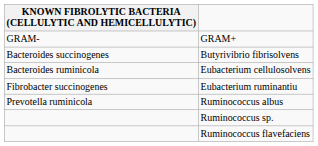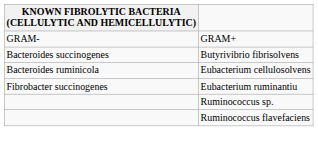- row: (242, 102)
